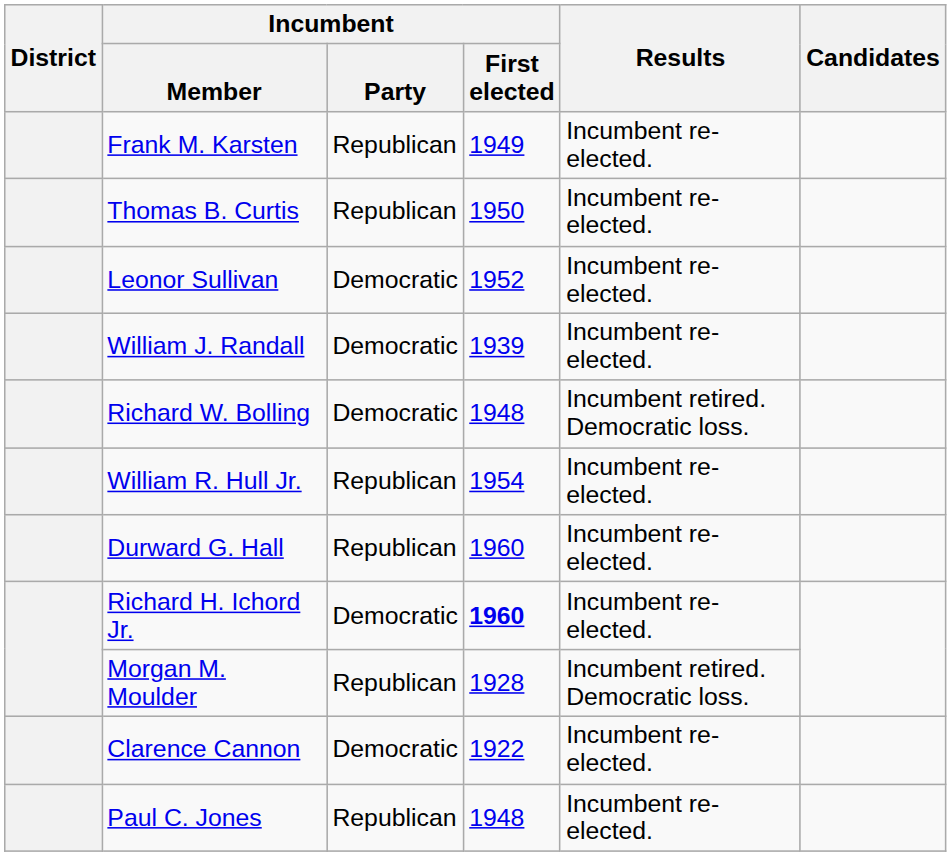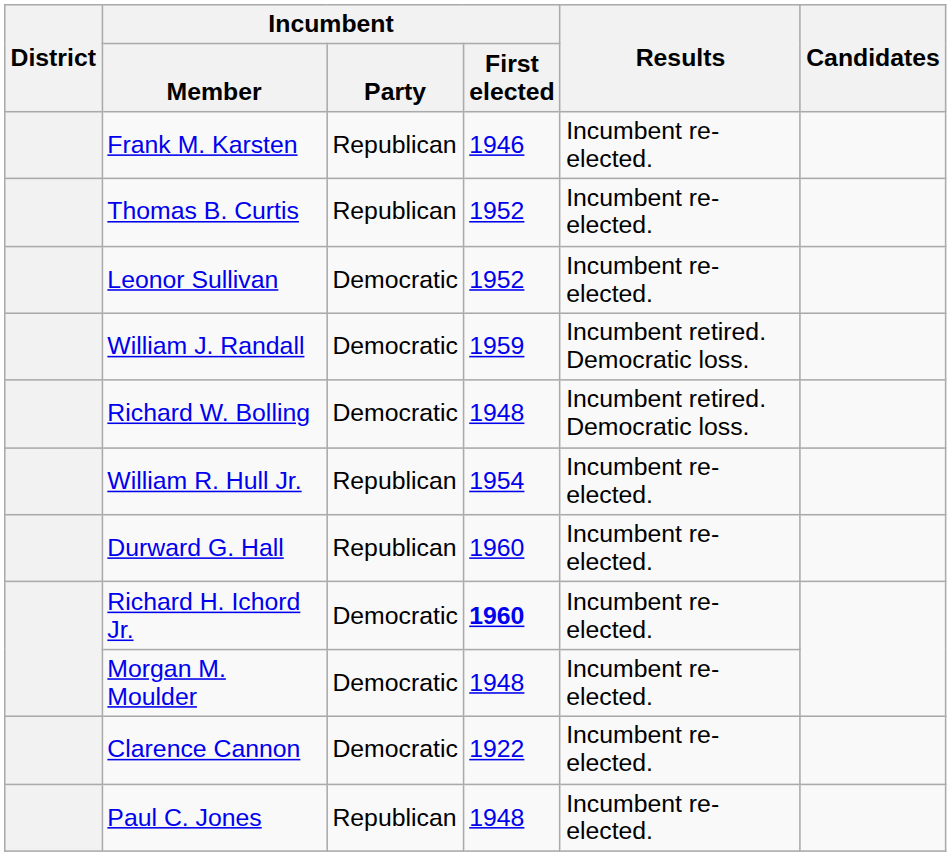(497, 144) 1949 -> (497, 144) 1946
(497, 211) 1950 -> (497, 211) 1952
(497, 346) 1939 -> (497, 346) 1959
(643, 346) Incumbent re-elected. -> (666, 346) Incumbent retired. Democratic loss.
(394, 682) Republican -> (395, 682) Democratic
(497, 682) 1928 -> (497, 682) 1948
(666, 682) Incumbent retired. Democratic loss. -> (643, 682) Incumbent re-elected.
